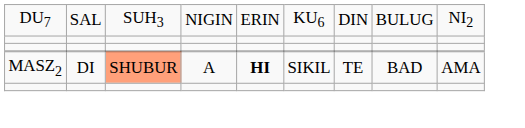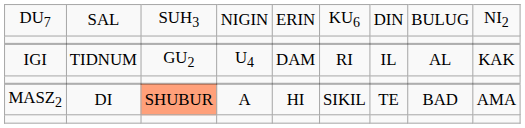+ row: (35, 59)
(260, 67) bold -> (296, 99) normal
